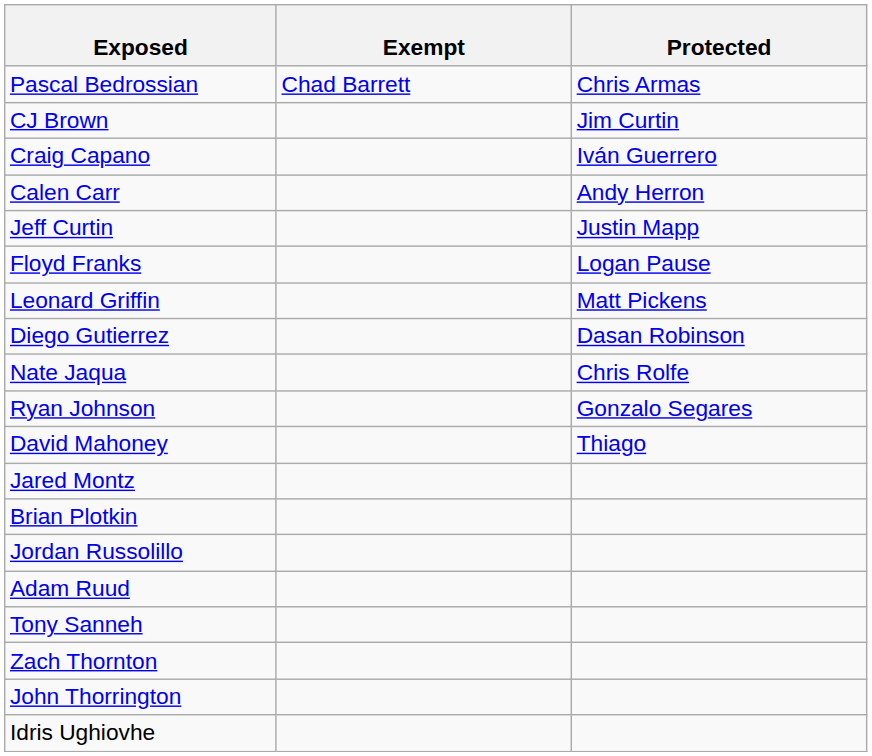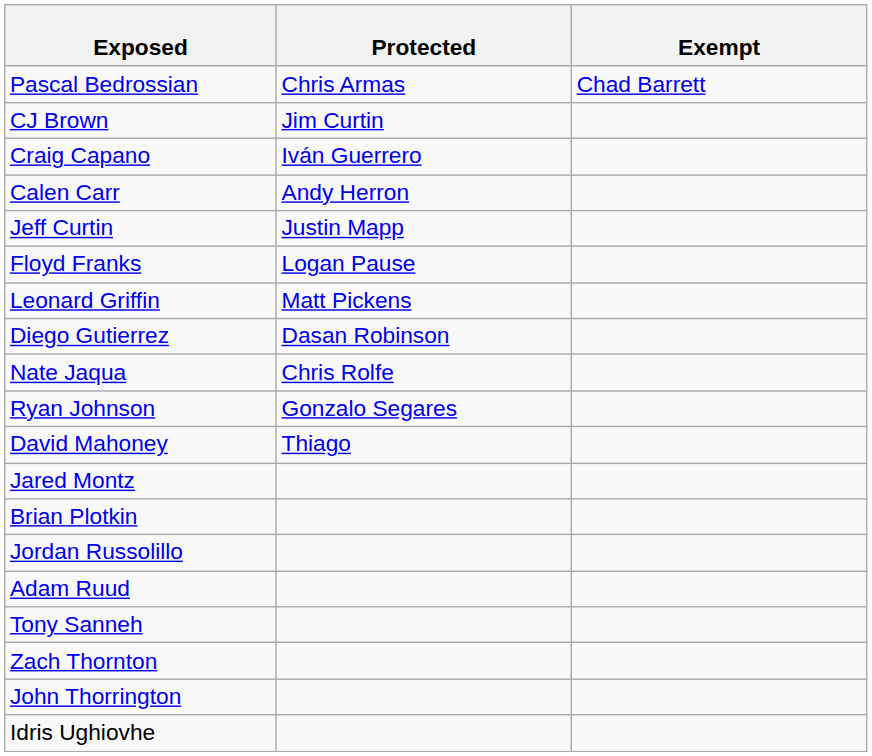columns swapped: (719, 48) <-> (424, 48)
